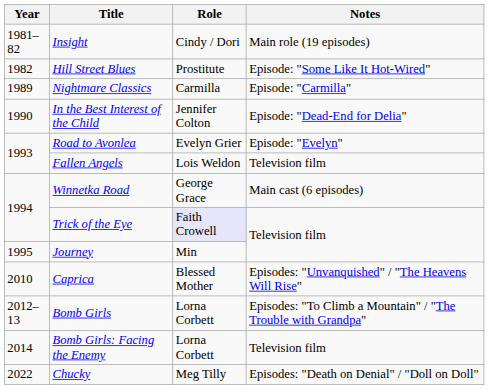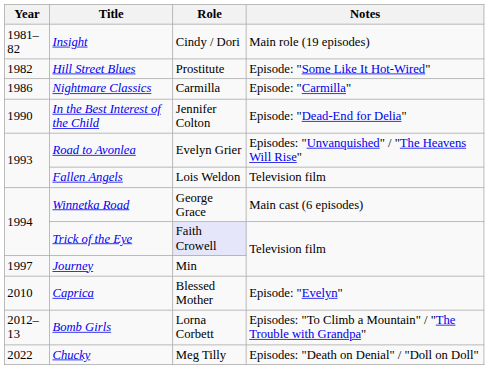(20, 88) 1989 -> (20, 88) 1986
(296, 143) Episode: "Evelyn" -> (358, 150) Episodes: "Unvanquished" / "The Heavens Will Rise"
(20, 251) 1995 -> (20, 266) 1997
(358, 278) Episodes: "Unvanquished" / "The Heavens Will Rise" -> (296, 293) Episode: "Evelyn"
- row: (103, 347)
